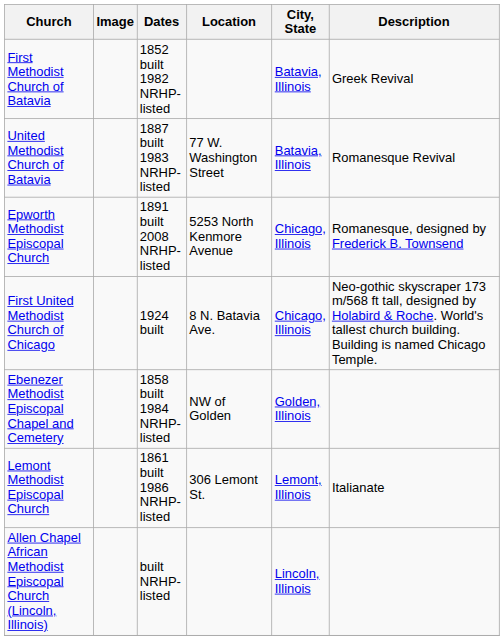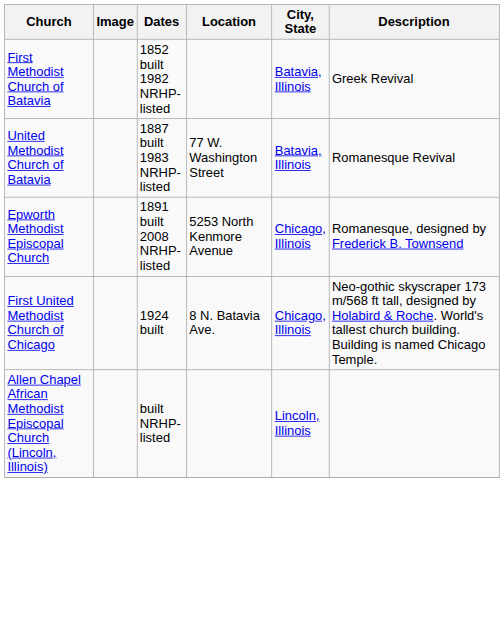- row: (41, 409)
- row: (35, 488)
